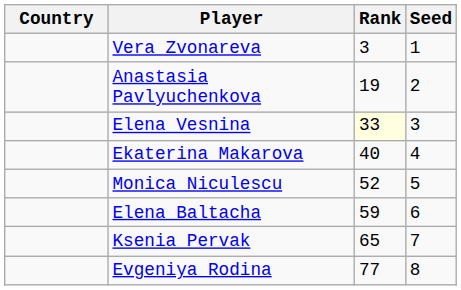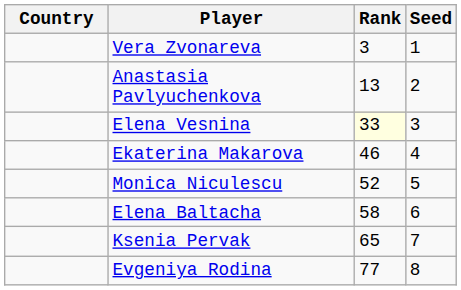(370, 87) 19 -> (370, 87) 13
(370, 155) 40 -> (370, 155) 46
(370, 212) 59 -> (370, 212) 58
